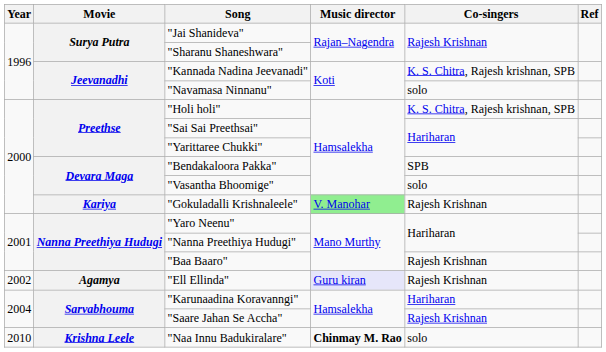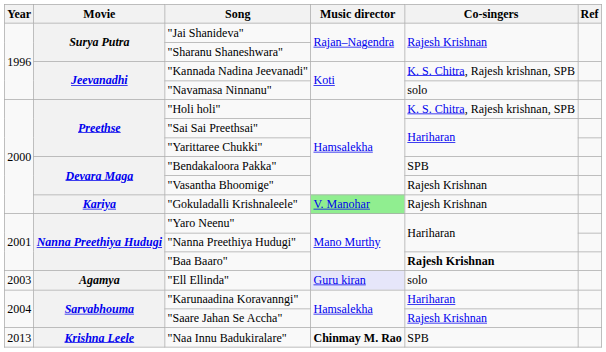(417, 185) solo -> (447, 185) Rajesh Krishnan
(447, 261) normal -> (451, 261) bold
(19, 280) 2002 -> (19, 280) 2003
(447, 280) Rajesh Krishnan -> (417, 280) solo
(19, 337) 2010 -> (19, 337) 2013
(417, 337) solo -> (418, 337) SPB
